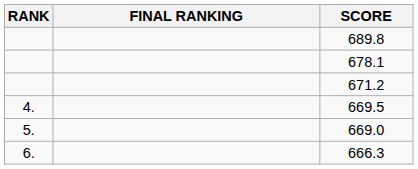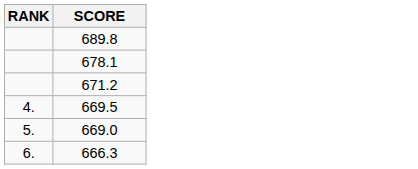- column: (186, 16)
